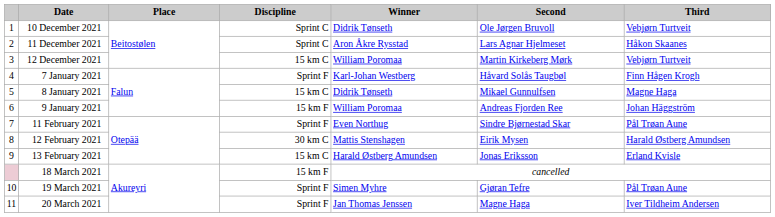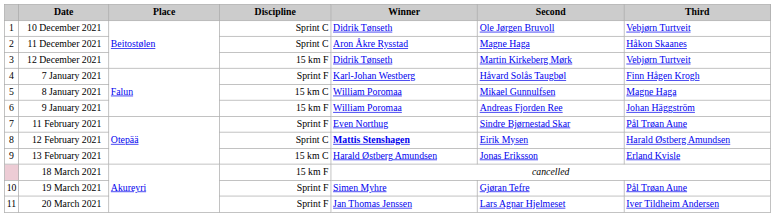(523, 44) Lars Agnar Hjelmeset -> (505, 44) Magne Haga
(312, 60) 15 km C -> (312, 60) 15 km F
(367, 60) William Poromaa -> (363, 60) Didrik Tønseth
(363, 92) Didrik Tønseth -> (367, 92) William Poromaa
(312, 140) 30 km C -> (312, 140) Sprint C
(369, 140) normal -> (371, 140) bold
(505, 203) Magne Haga -> (523, 203) Lars Agnar Hjelmeset
